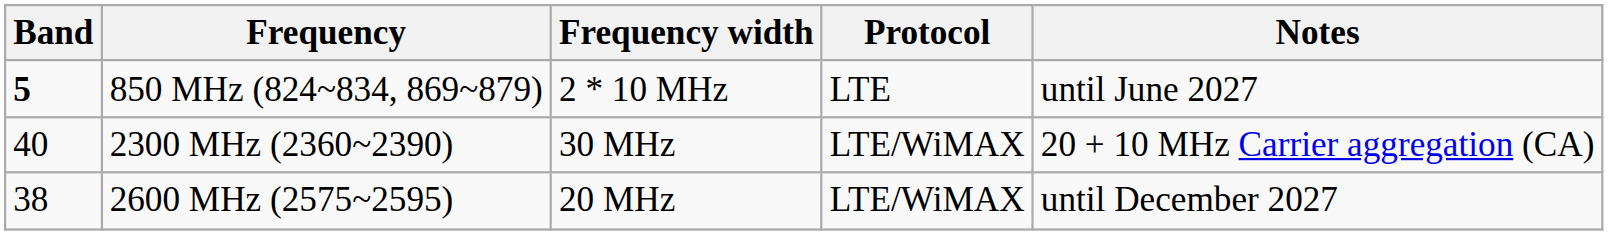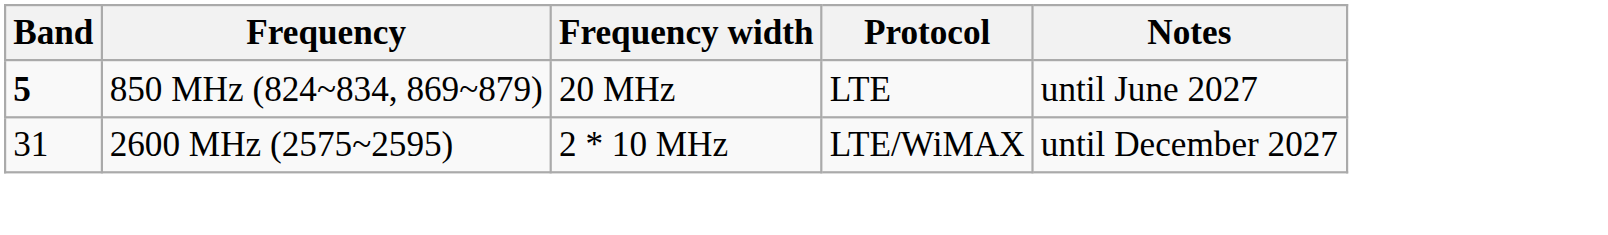(644, 88) 2 * 10 MHz -> (617, 88) 20 MHz
- row: (281, 144)
(31, 199) 38 -> (31, 144) 31
(617, 199) 20 MHz -> (644, 144) 2 * 10 MHz
